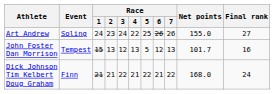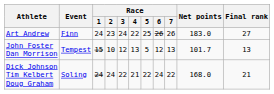(74, 33) Soling -> (70, 33) Finn
(200, 33) 155.0 -> (200, 33) 183.0
(111, 49) 13 -> (111, 49) 10
(247, 49) 16 -> (247, 49) 13
(70, 74) Finn -> (74, 74) Soling
(99, 74) 21 -> (99, 74) 24
(111, 74) 21 -> (111, 74) 24
(159, 74) 21 -> (159, 74) 24
(247, 74) 24 -> (247, 74) 21
